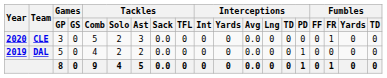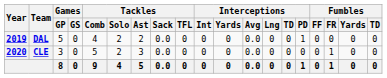rows swapped: (41, 53) <-> (41, 39)
